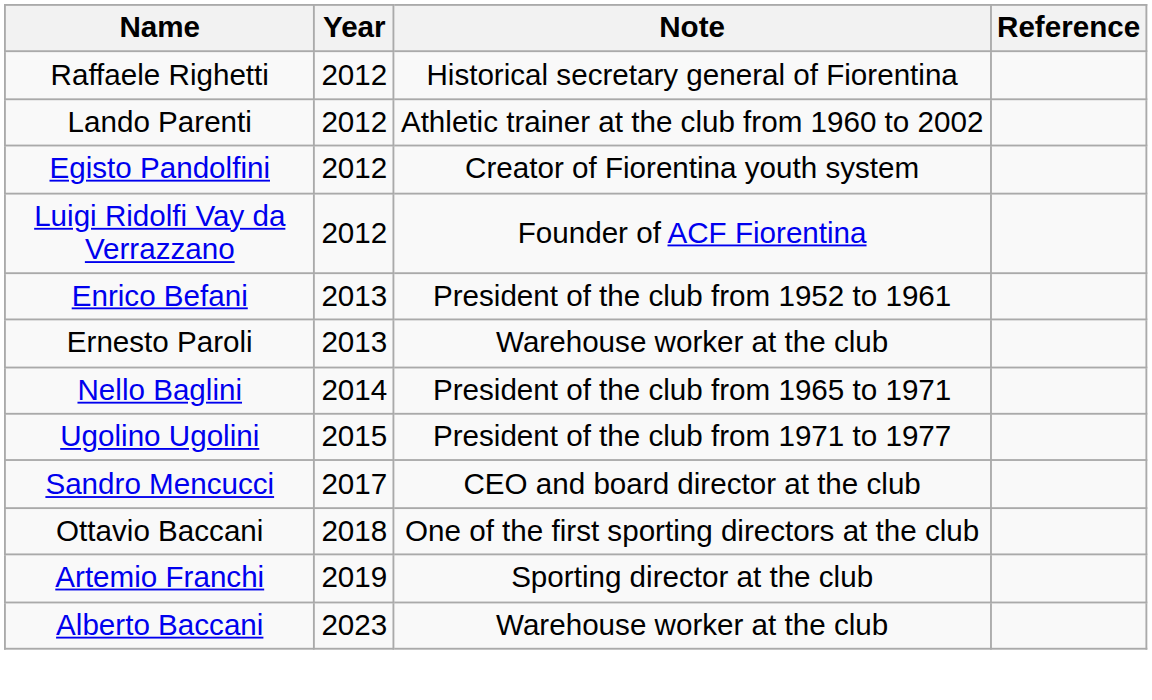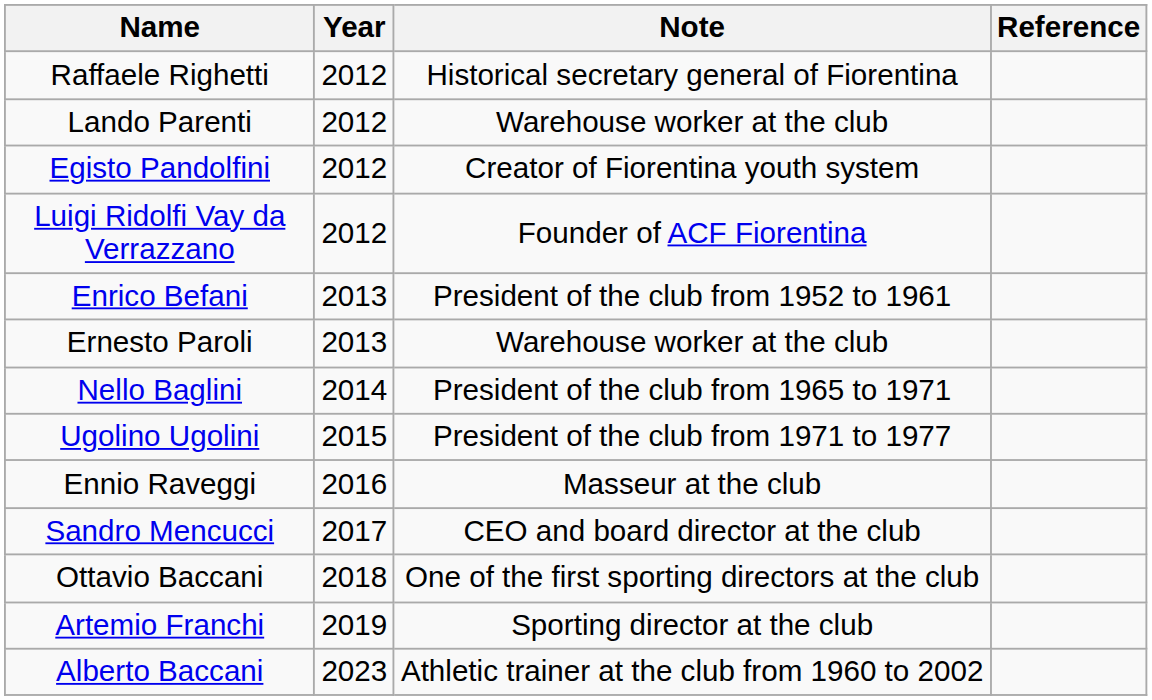(692, 121) Athletic trainer at the club from 1960 to 2002 -> (692, 121) Warehouse worker at the club
+ row: (160, 483)
(692, 624) Warehouse worker at the club -> (692, 671) Athletic trainer at the club from 1960 to 2002
